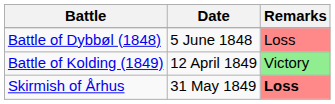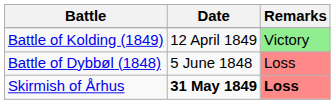rows swapped: (84, 39) <-> (86, 63)
(213, 87) normal -> (214, 87) bold
